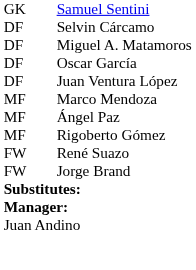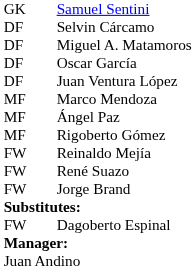+ row: (104, 153)
+ row: (114, 225)
